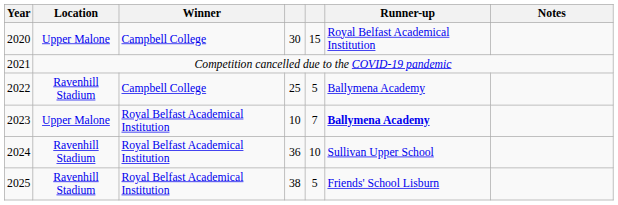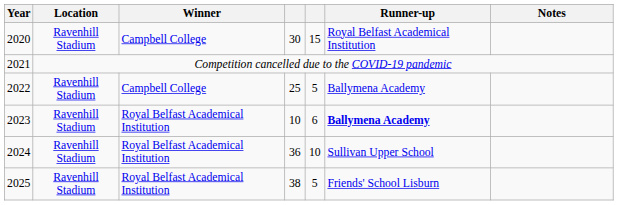(76, 38) Upper Malone -> (76, 38) Ravenhill Stadium
(76, 120) Upper Malone -> (76, 120) Ravenhill Stadium
(315, 120) 7 -> (315, 120) 6
